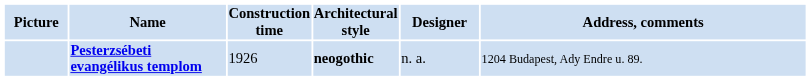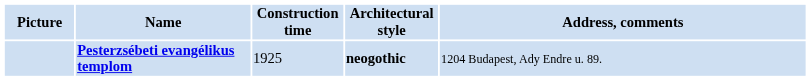- column: (440, 22)
(243, 58) 1926 -> (268, 58) 1925
